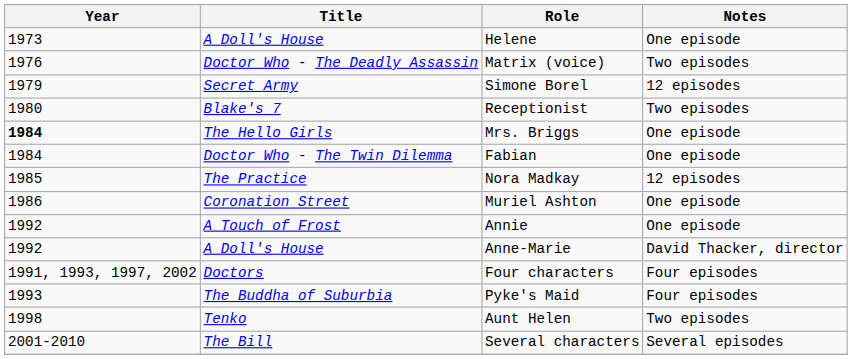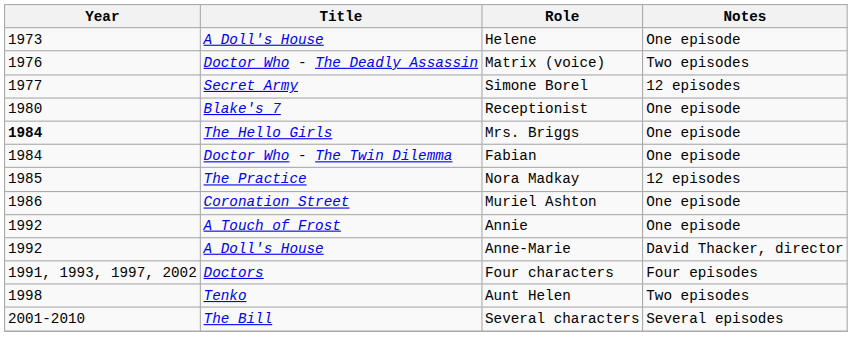(25, 86) 1979 -> (25, 86) 1977
(698, 109) Two episodes -> (693, 109) One episode
- row: (532, 296)
